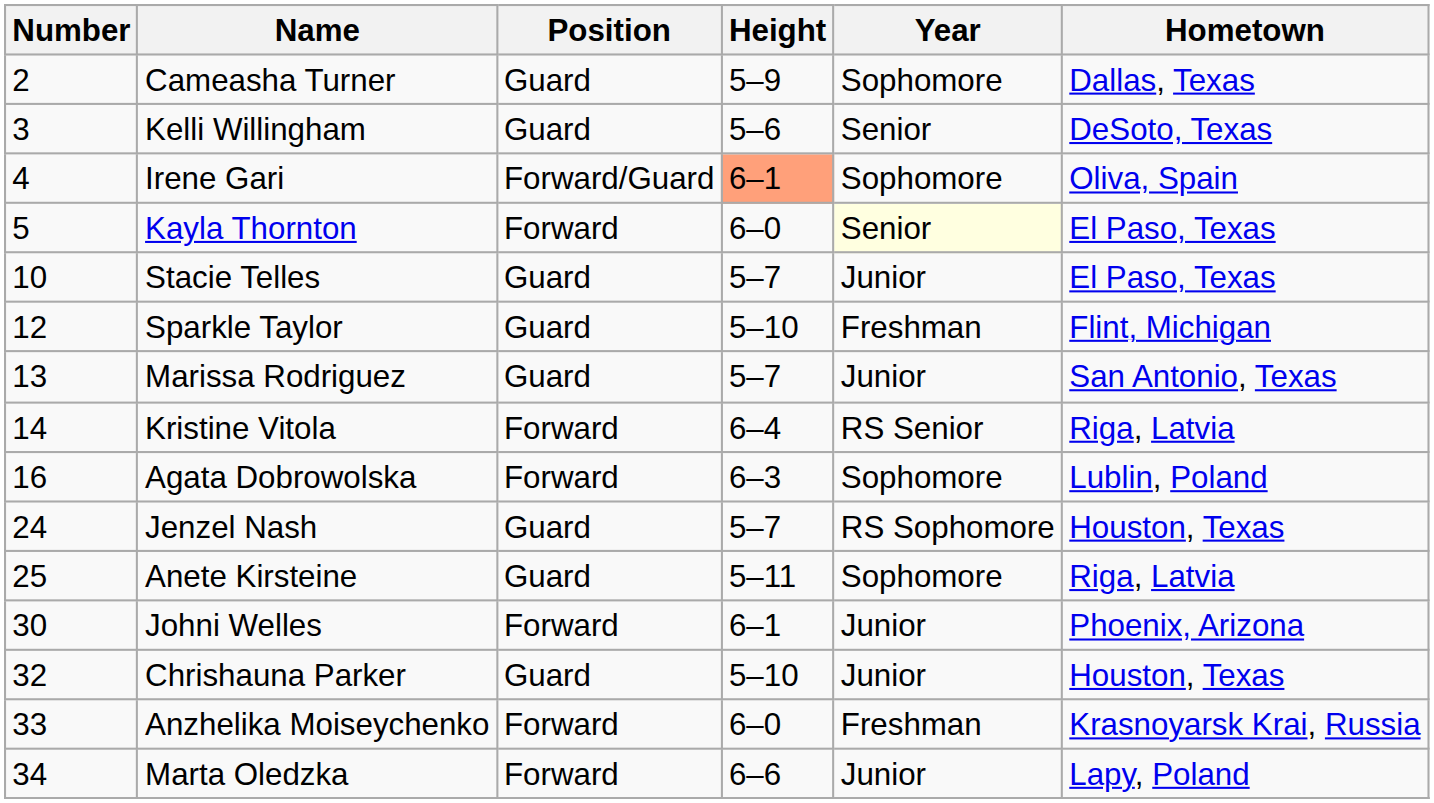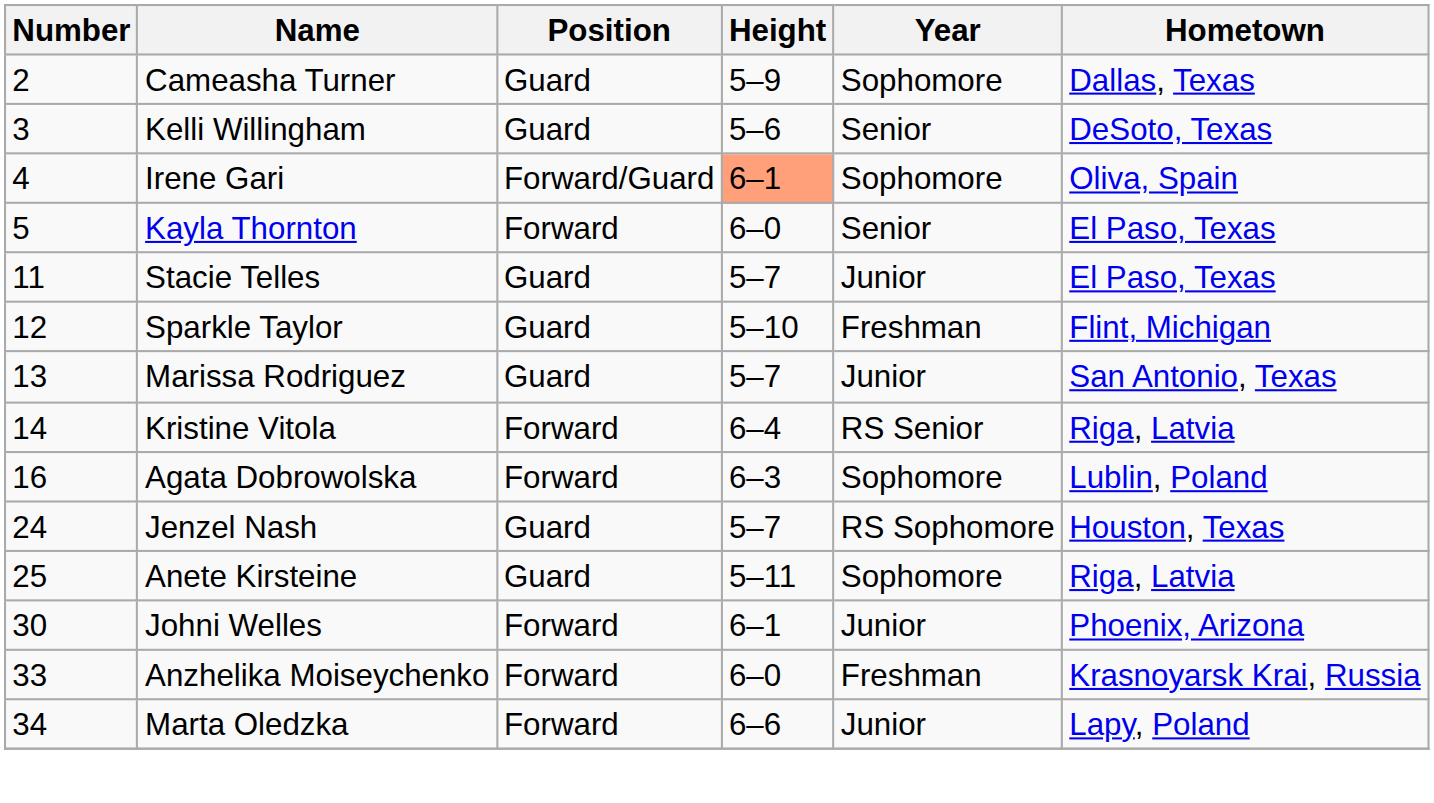(886, 228) lightyellow background -> (886, 228) no background
(30, 278) 10 -> (29, 278) 11
- row: (276, 674)
